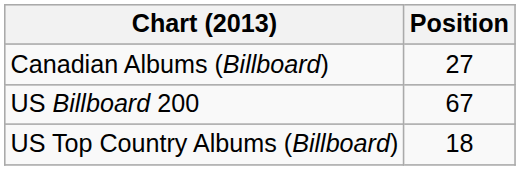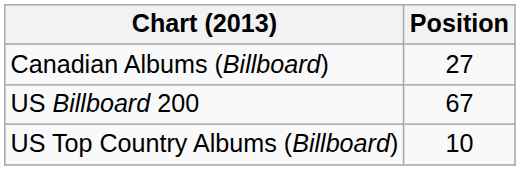(459, 143) 18 -> (459, 143) 10
